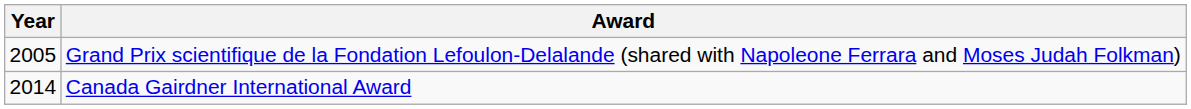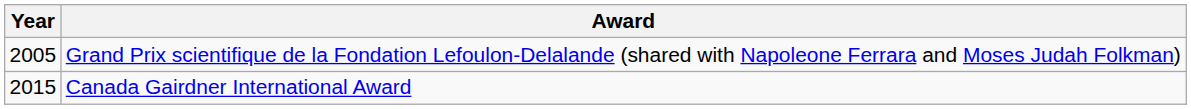(33, 87) 2014 -> (33, 87) 2015
